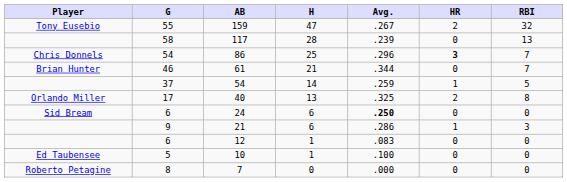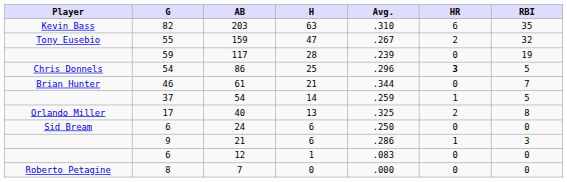+ row: (240, 26)
(168, 40) 58 -> (168, 55) 59
(527, 40) 13 -> (527, 55) 19
(527, 55) 7 -> (527, 69) 5
(383, 112) bold -> (383, 127) normal
- row: (240, 156)
